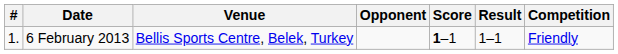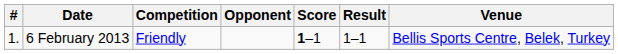columns swapped: (245, 15) <-> (569, 15)
